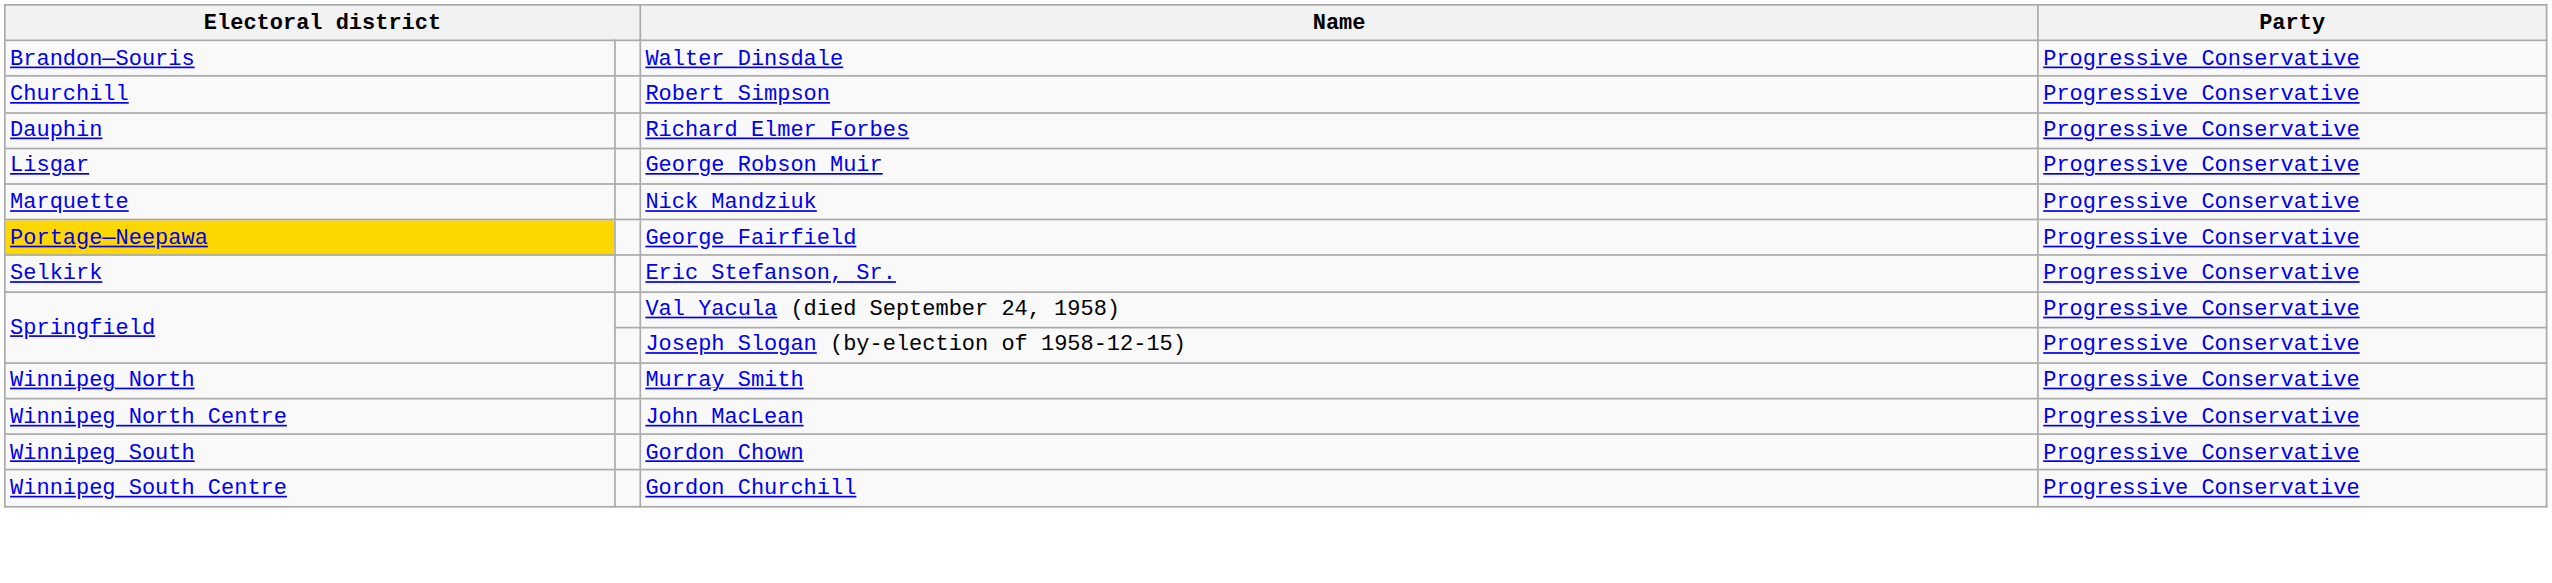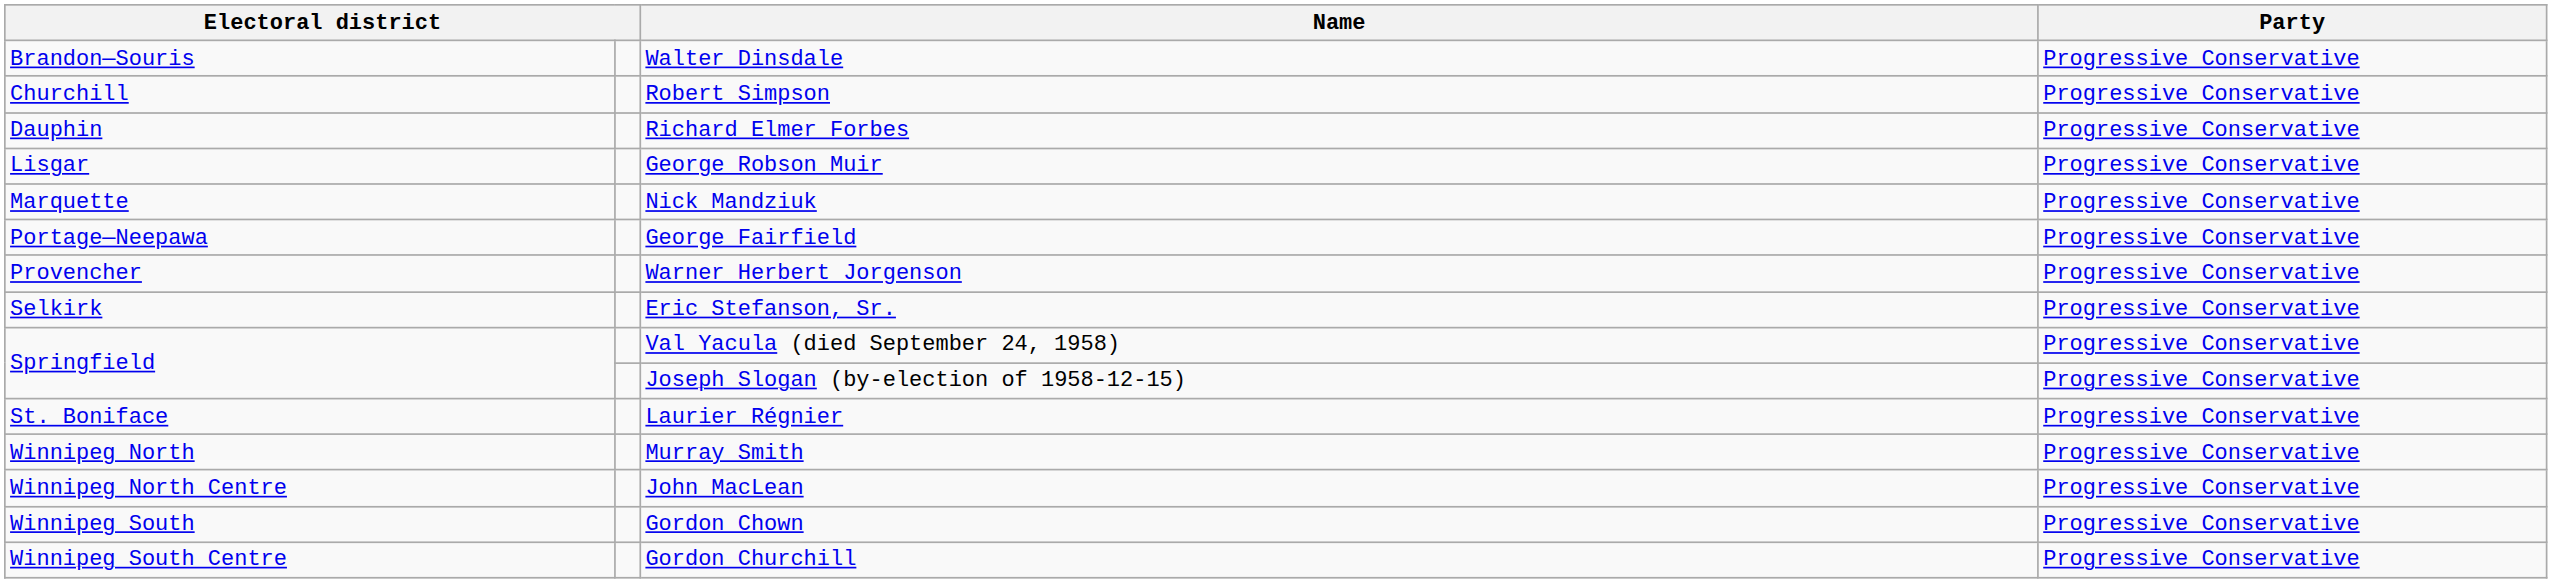(109, 238) gold background -> (109, 238) no background
+ row: (804, 273)
+ row: (744, 417)
